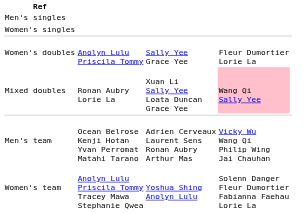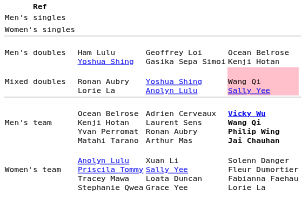+ row: (35, 52)
- row: (40, 52)
(174, 95) Xuan Li Sally Yee Loata Duncan Grace Yee -> (174, 86) Yoshua Shing Anolyn Lulu
(244, 145) normal -> (254, 127) bold
(174, 192) Yoshua Shing Anolyn Lulu -> (174, 174) Xuan Li Sally Yee Loata Duncan Grace Yee
